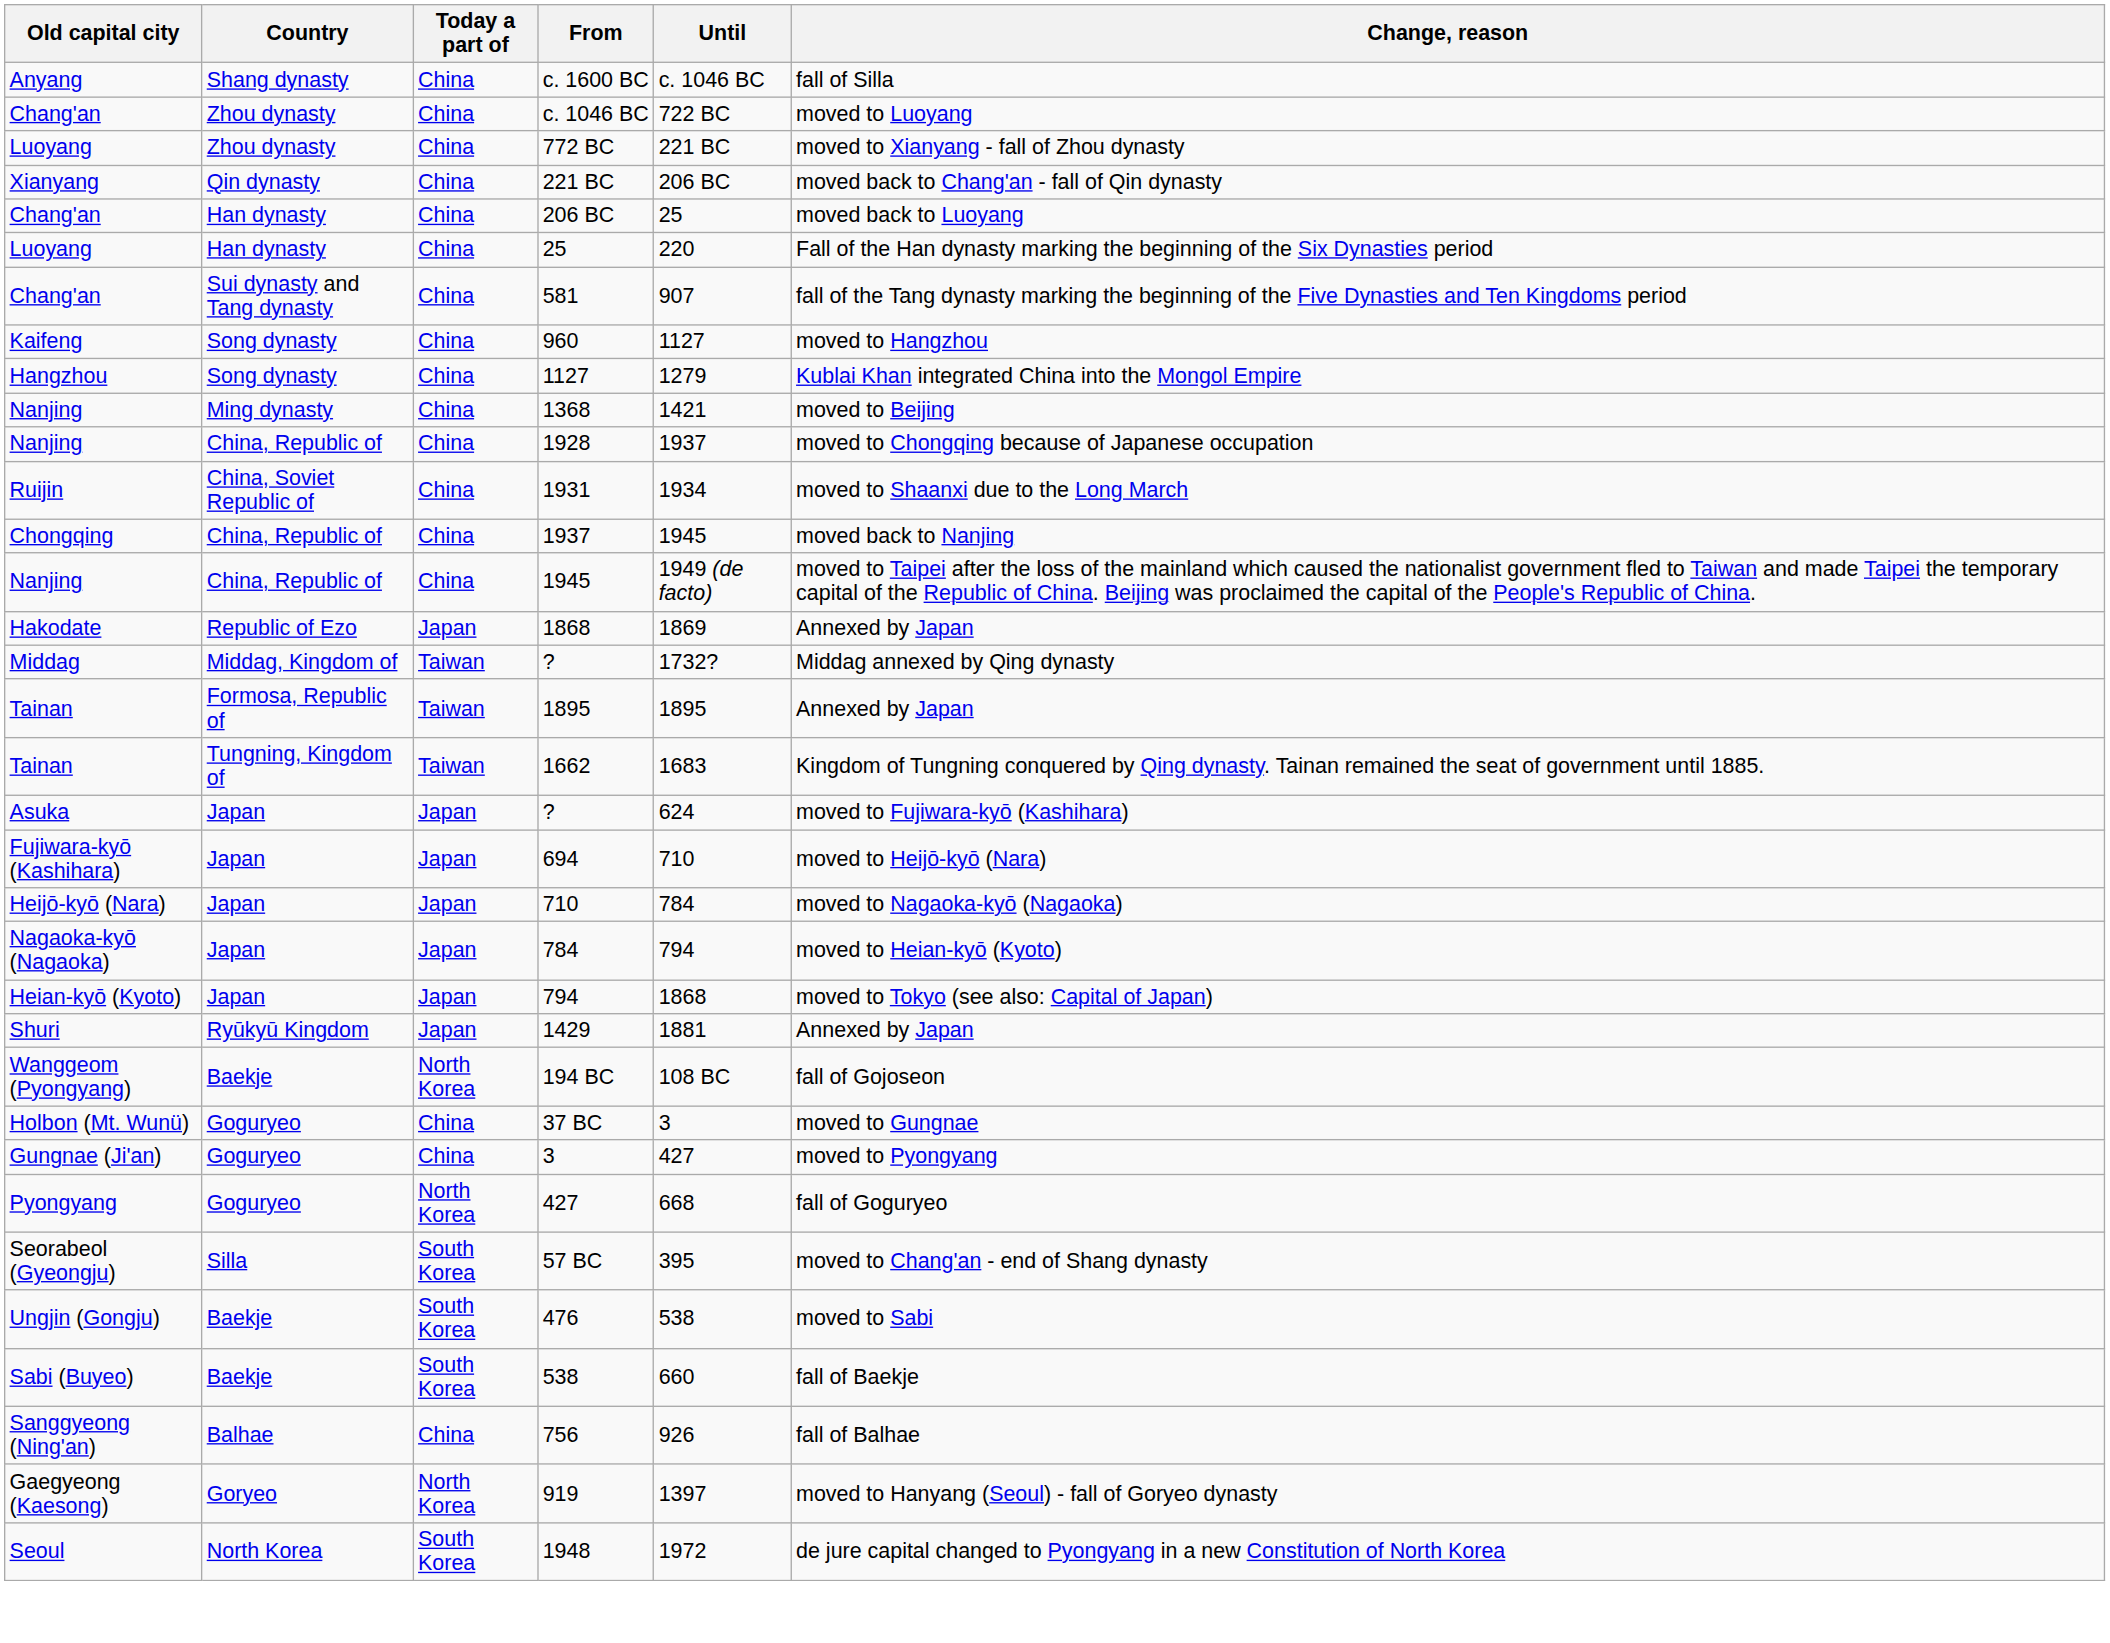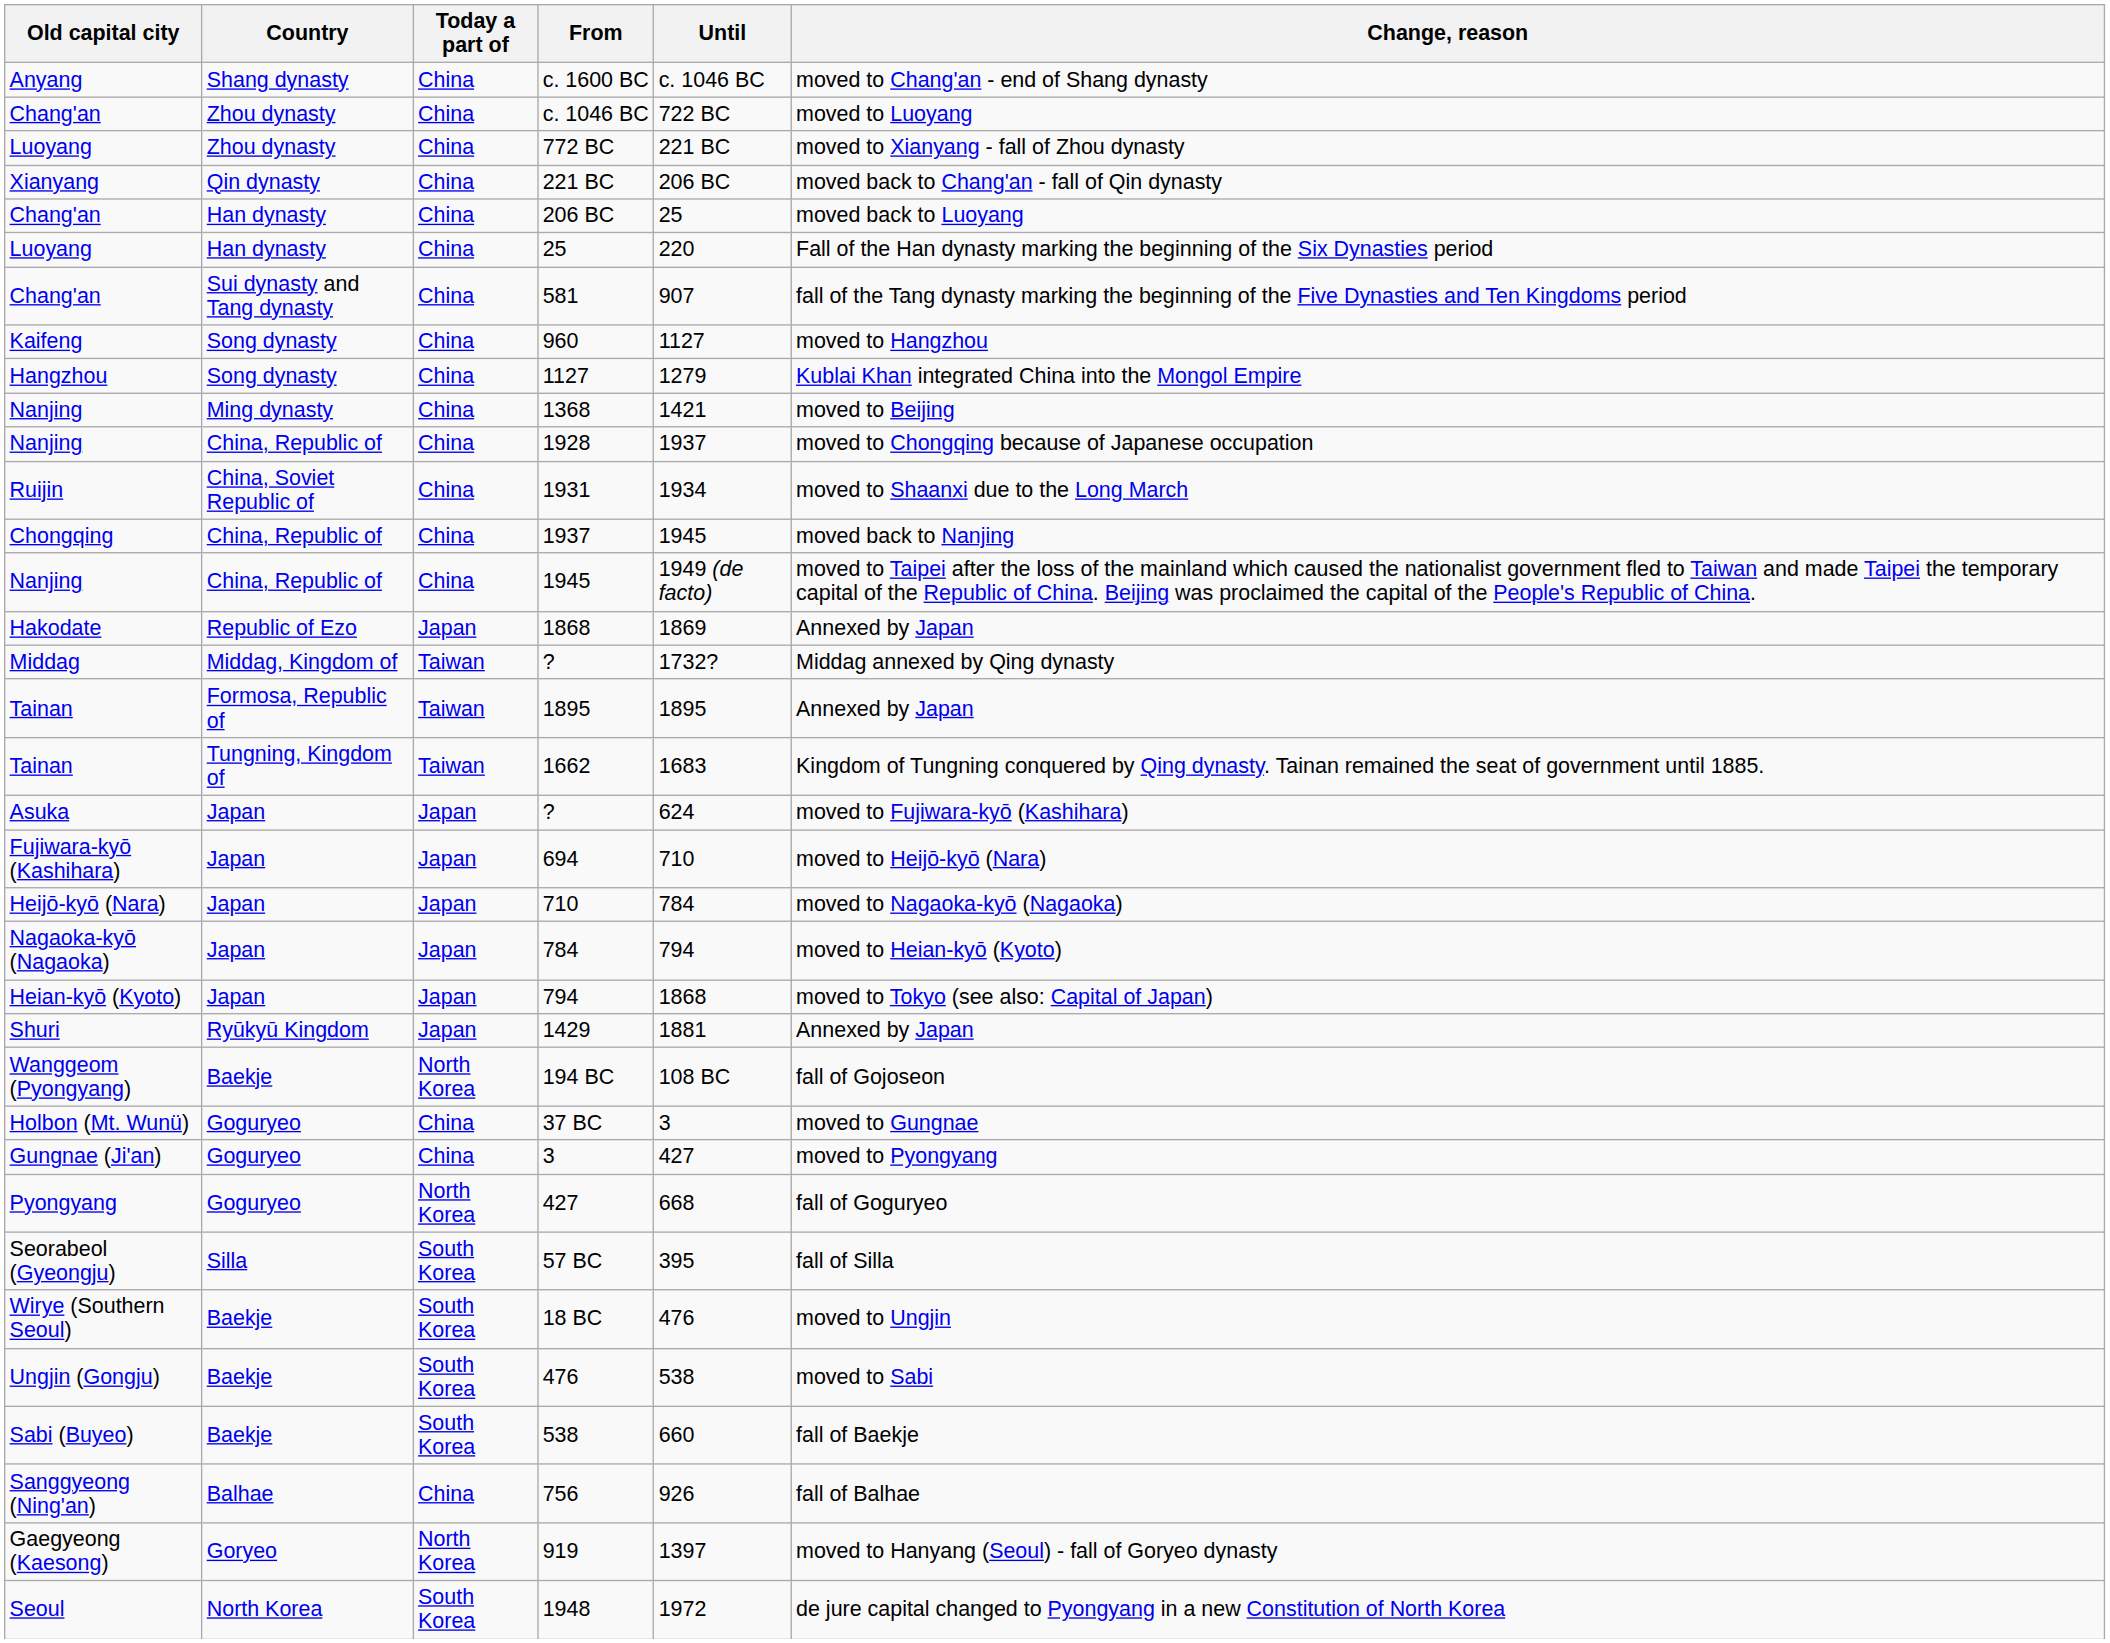(845, 79) fall of Silla -> (1002, 79) moved to Chang'an - end of Shang dynasty
(1002, 1260) moved to Chang'an - end of Shang dynasty -> (845, 1260) fall of Silla
+ row: (87, 1318)
